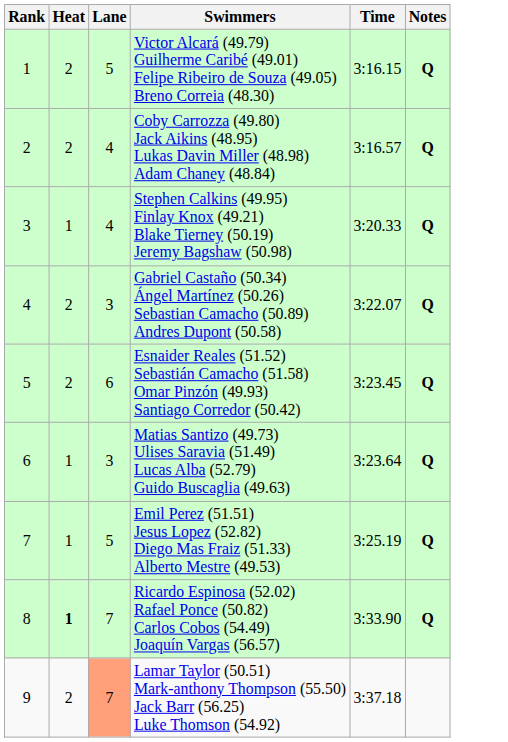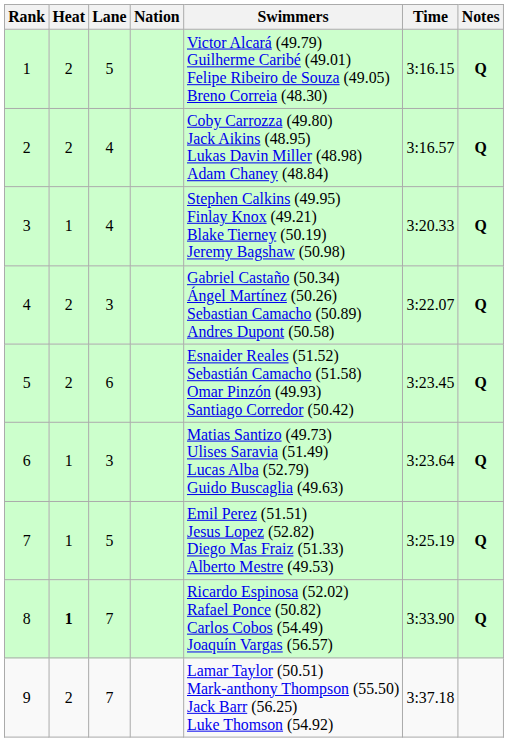+ column: (157, 17)
(109, 697) lightsalmon background -> (109, 697) no background
